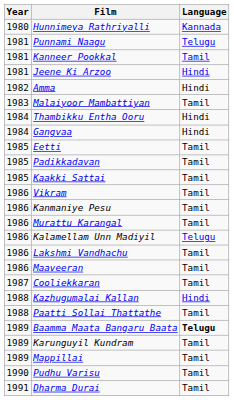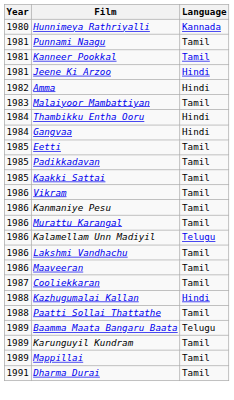(199, 42) Telugu -> (196, 42) Tamil
(199, 328) bold -> (199, 328) normal
- row: (67, 373)
